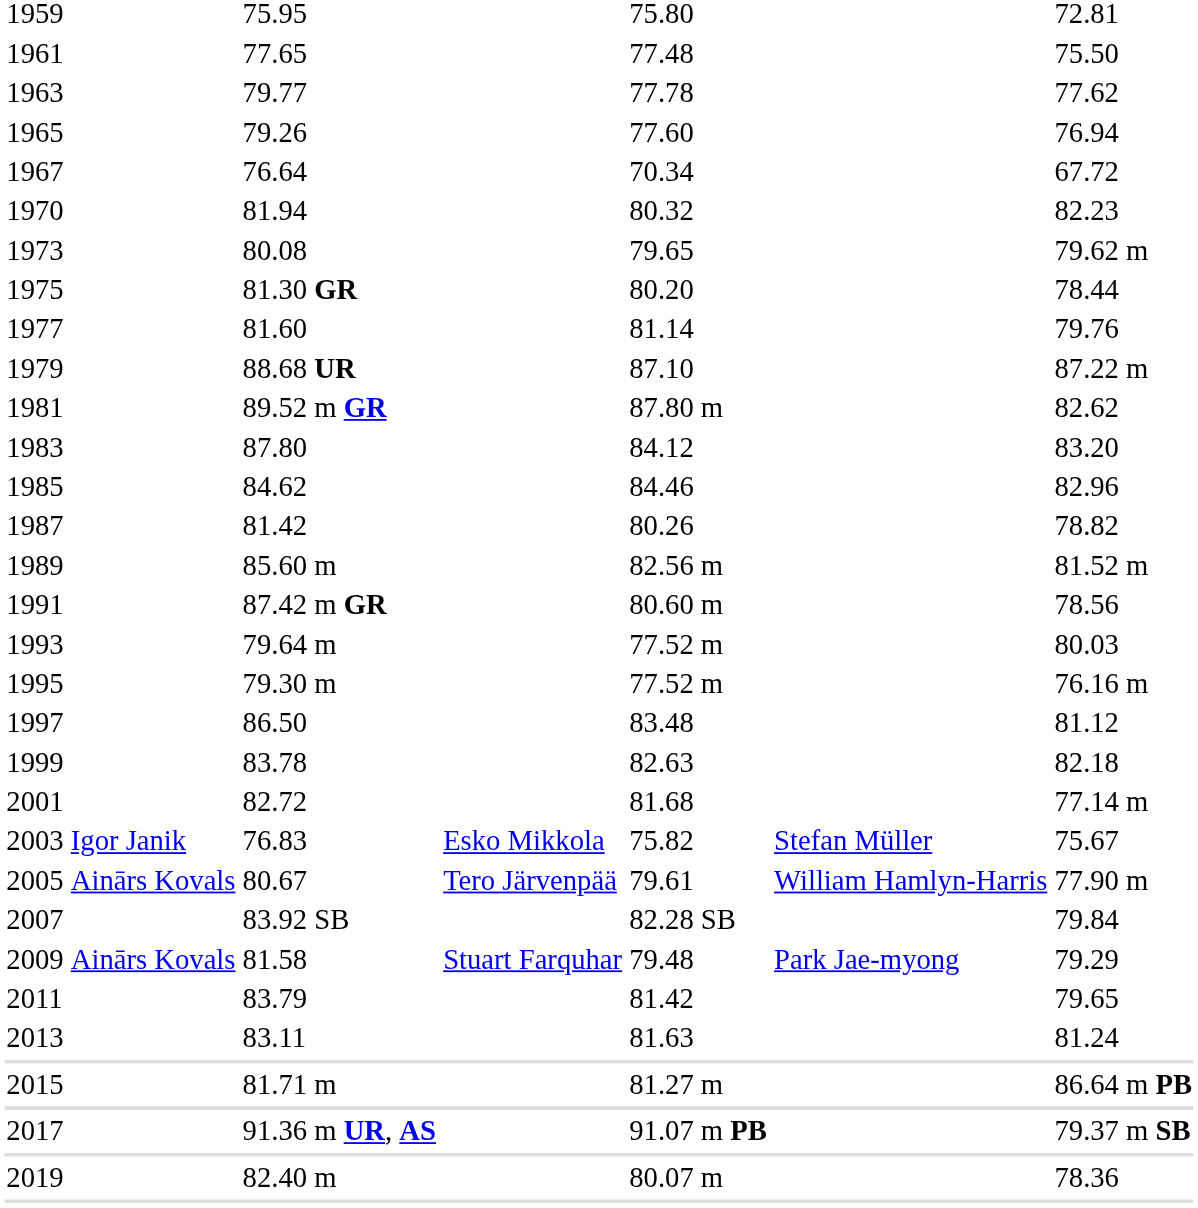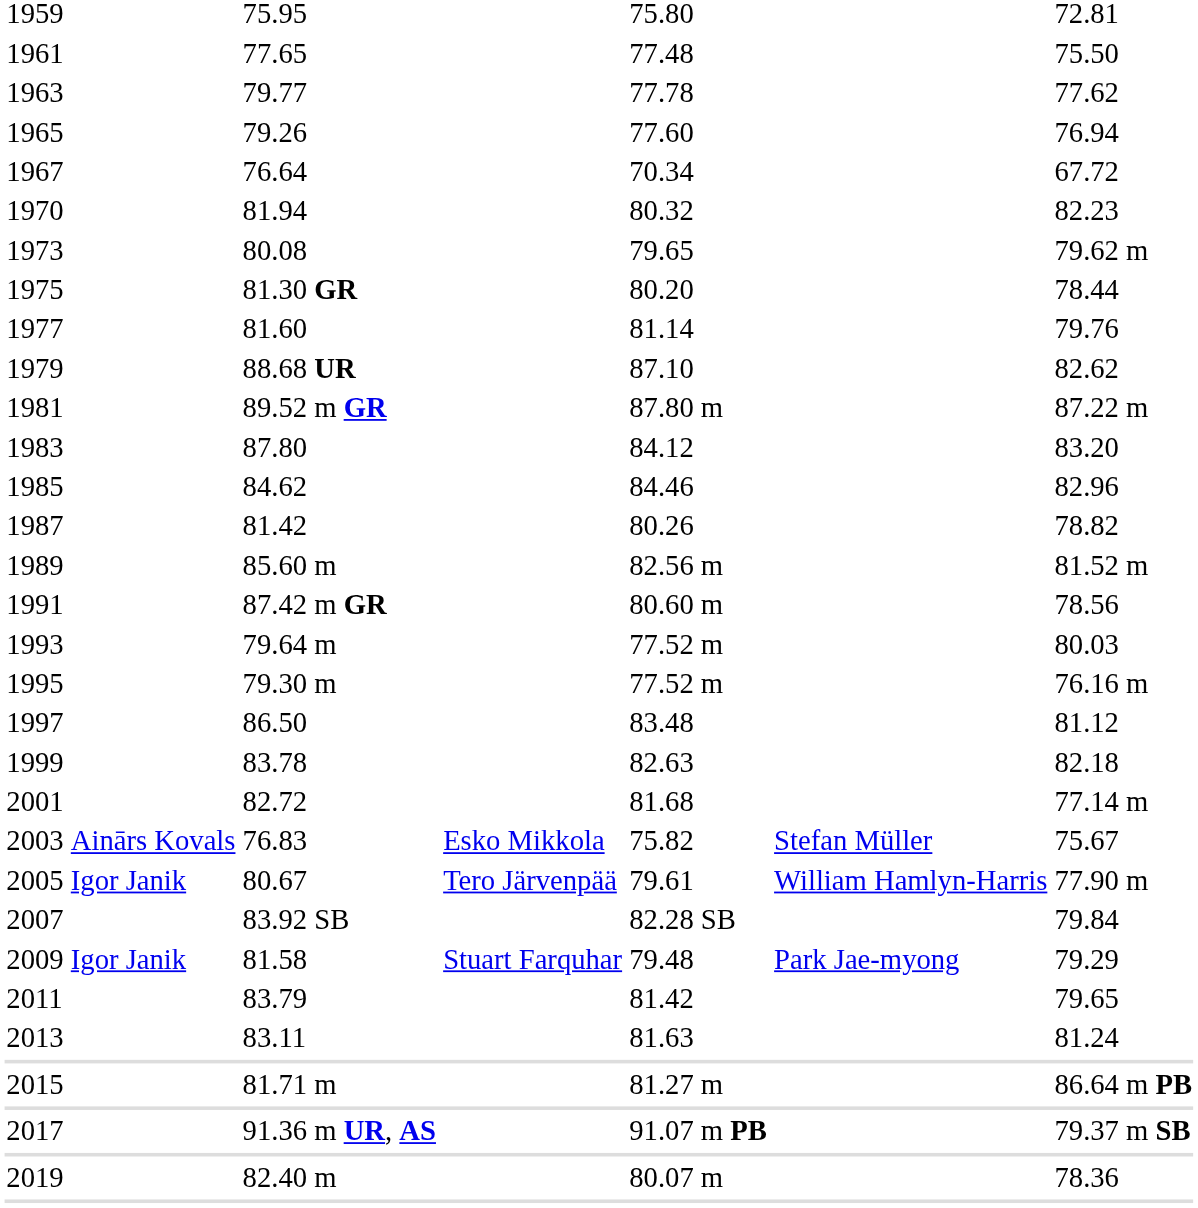(1101, 368) 87.22 m -> (1087, 368) 82.62
(1087, 407) 82.62 -> (1101, 407) 87.22 m
(128, 841) Igor Janik -> (153, 841) Ainārs Kovals
(153, 880) Ainārs Kovals -> (128, 880) Igor Janik
(153, 959) Ainārs Kovals -> (128, 959) Igor Janik
